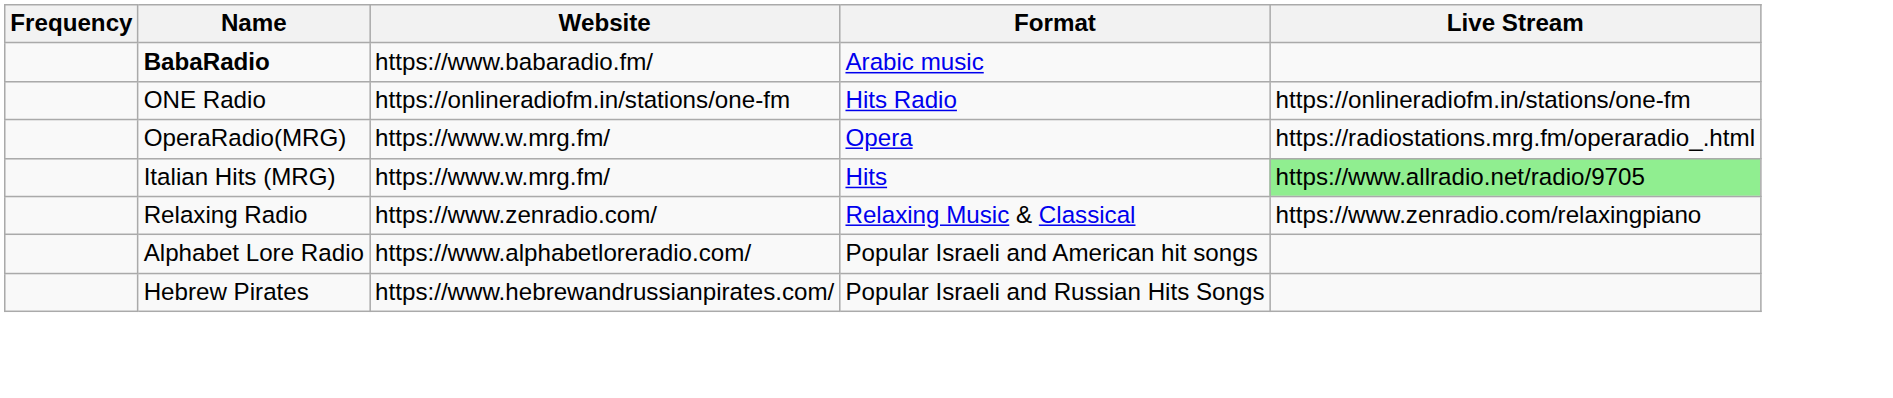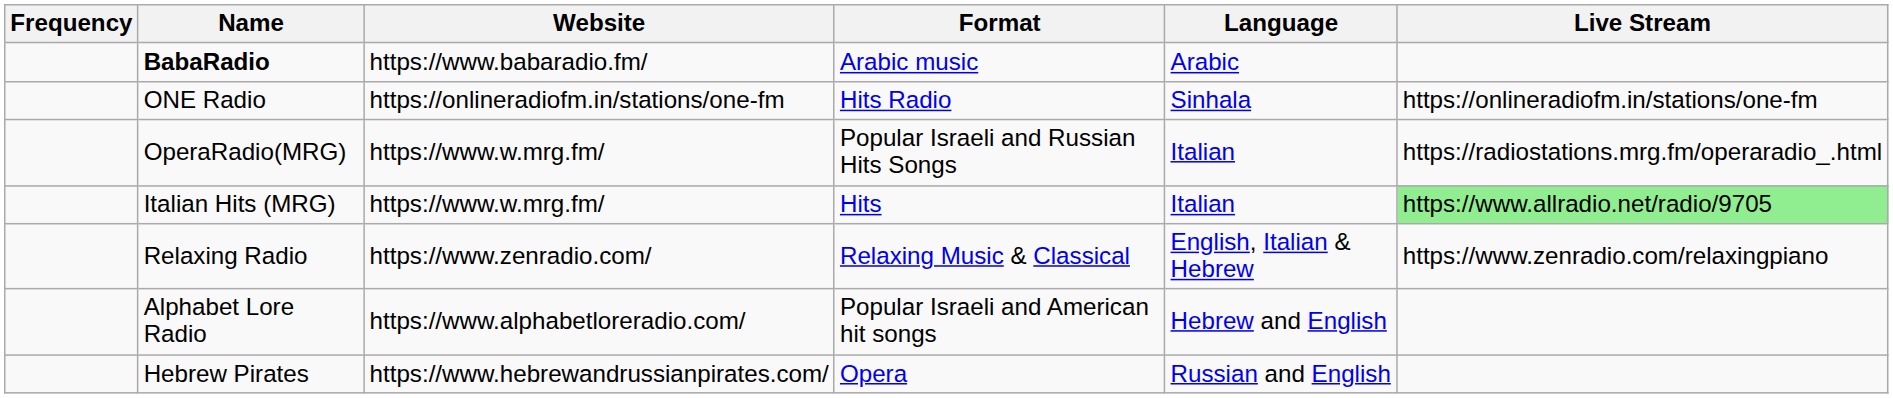+ column: (1281, 23)
(879, 138) Opera -> (988, 152) Popular Israeli and Russian Hits Songs
(1055, 291) Popular Israeli and Russian Hits Songs -> (874, 373) Opera
